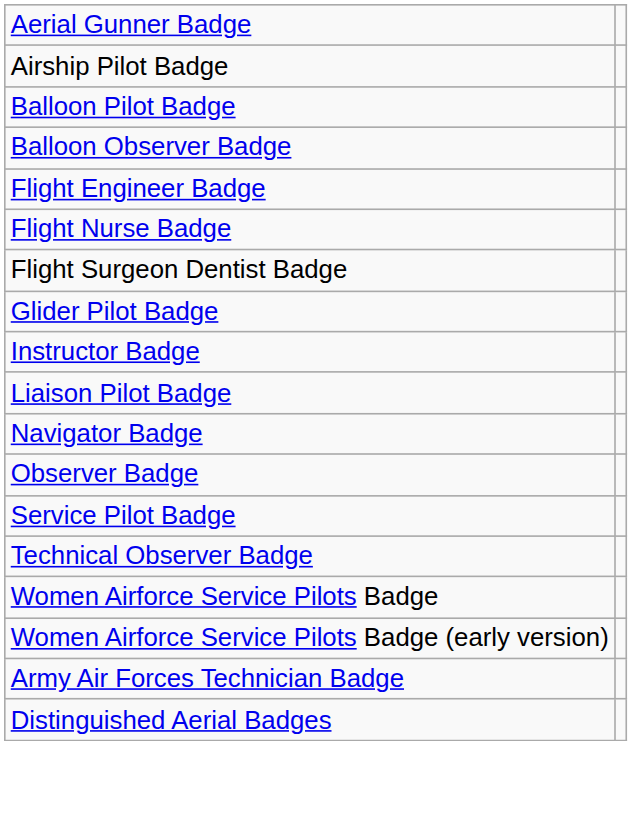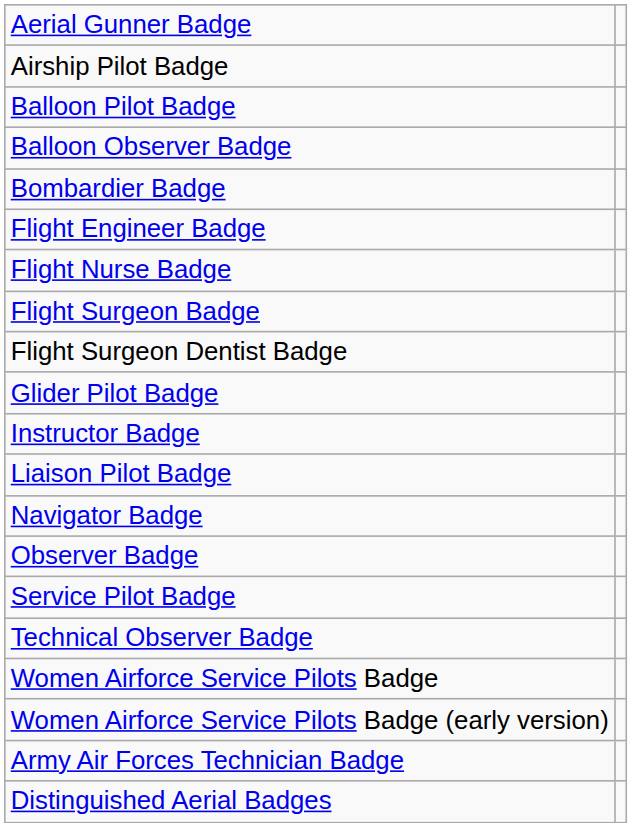+ row: (118, 188)
+ row: (135, 310)
